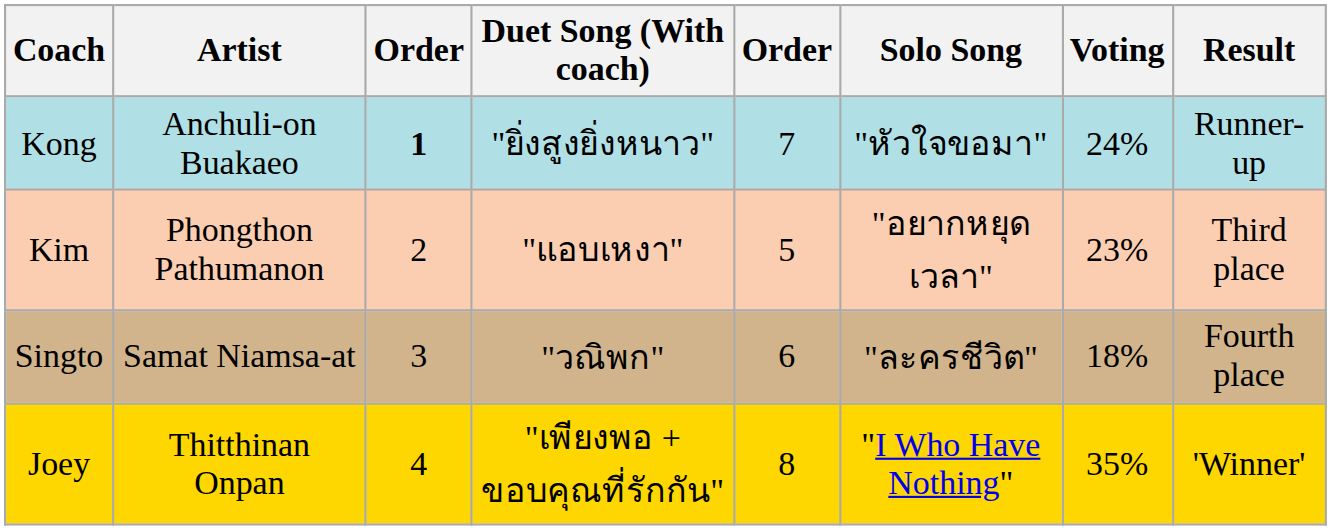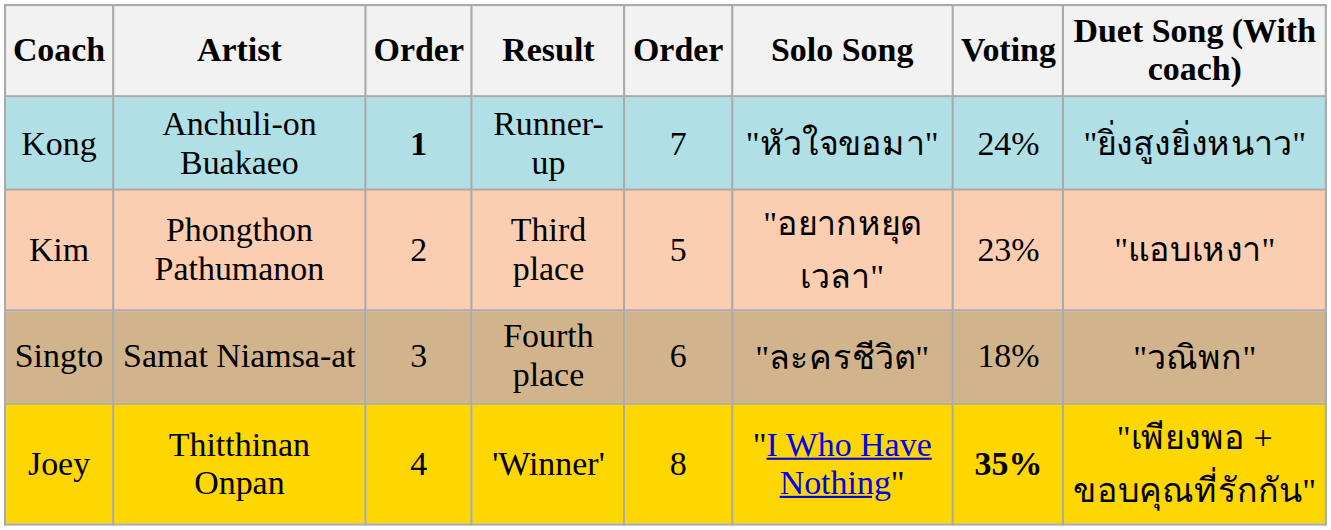columns swapped: (603, 50) <-> (1249, 50)
(1117, 462) normal -> (1008, 462) bold
